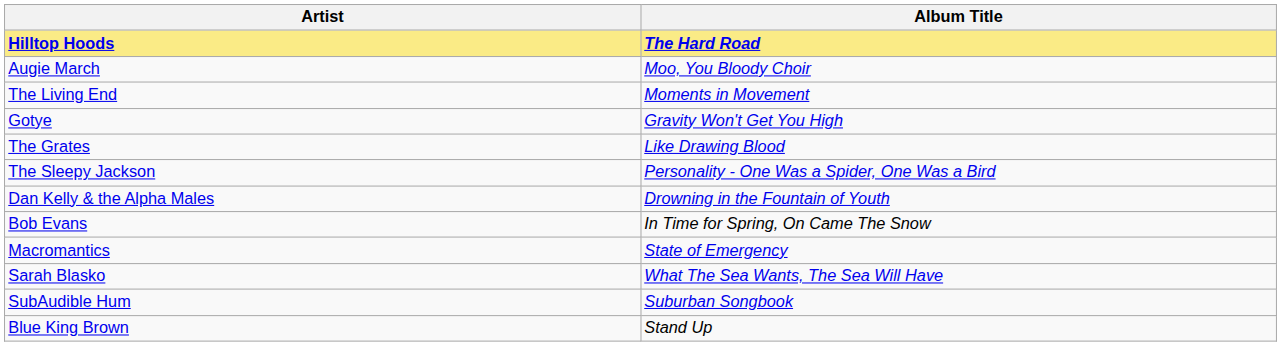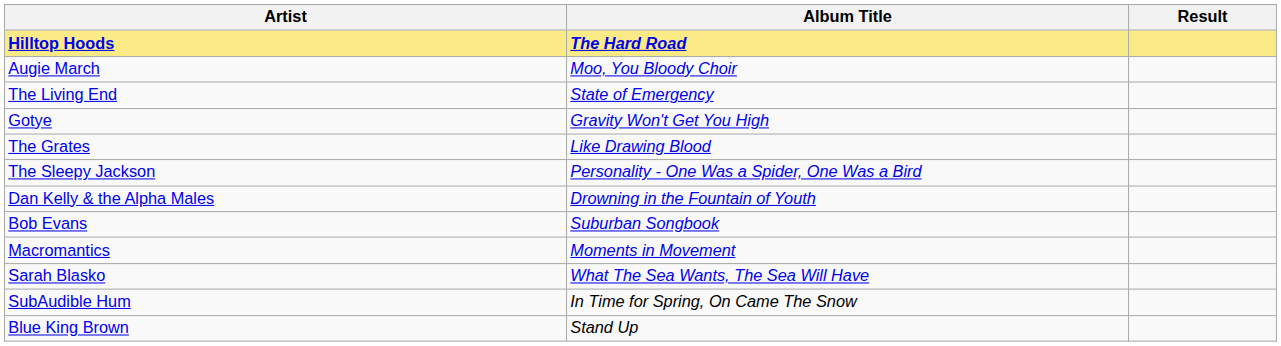+ column: (1202, 17)
(727, 95) Moments in Movement -> (642, 95) State of Emergency
(787, 224) In Time for Spring, On Came The Snow -> (645, 224) Suburban Songbook
(716, 250) State of Emergency -> (653, 250) Moments in Movement
(719, 302) Suburban Songbook -> (714, 302) In Time for Spring, On Came The Snow
